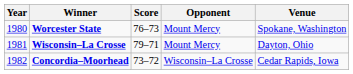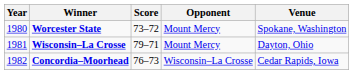(146, 28) 76–73 -> (146, 28) 73–72
(146, 61) 73–72 -> (146, 61) 76–73
